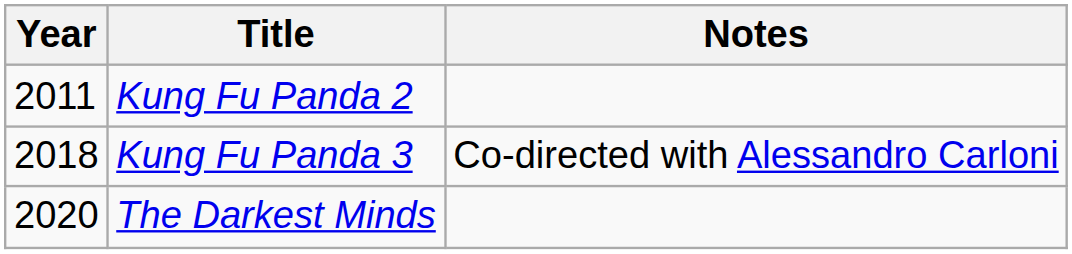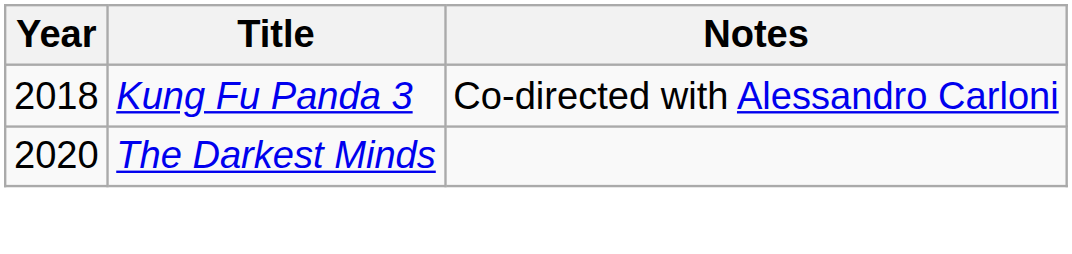- row: (264, 95)
